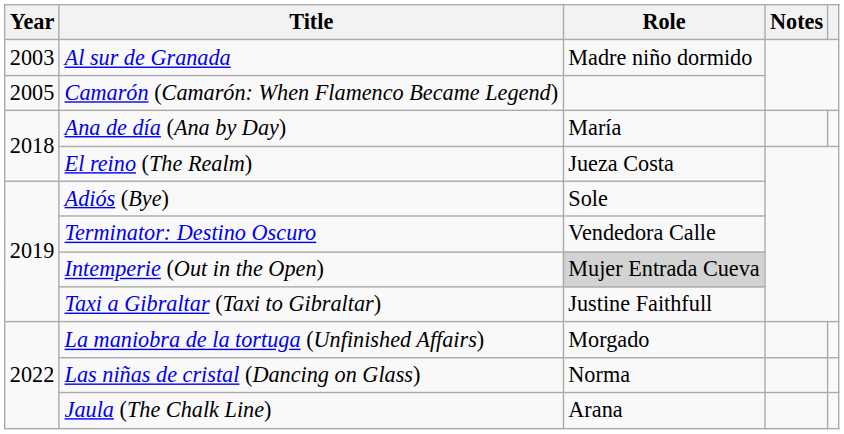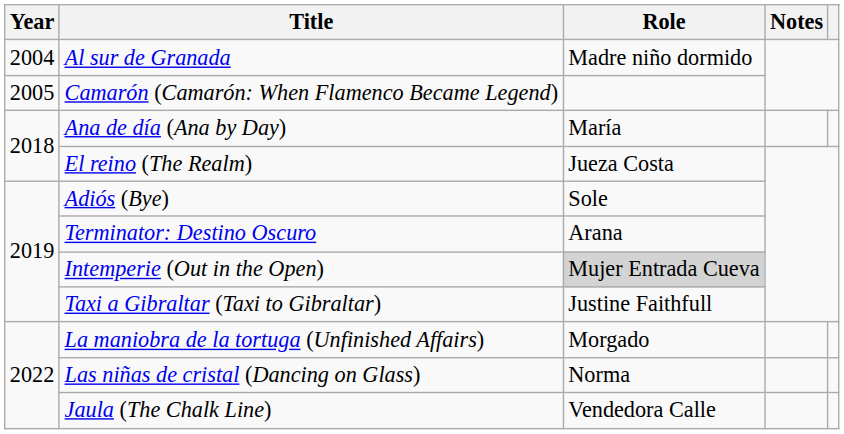(32, 57) 2003 -> (32, 57) 2004
(642, 233) Vendedora Calle -> (595, 233) Arana
(595, 410) Arana -> (642, 410) Vendedora Calle
